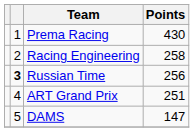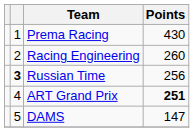(174, 55) 258 -> (174, 55) 260
(174, 96) normal -> (174, 96) bold
